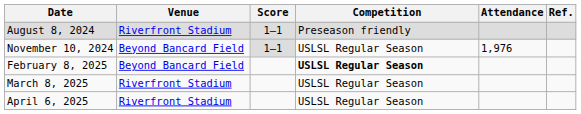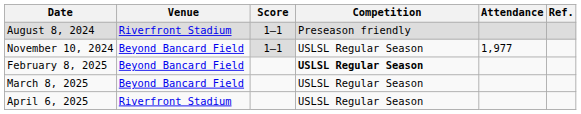(497, 48) 1,976 -> (497, 48) 1,977
(175, 83) Riverfront Stadium -> (181, 83) Beyond Bancard Field
